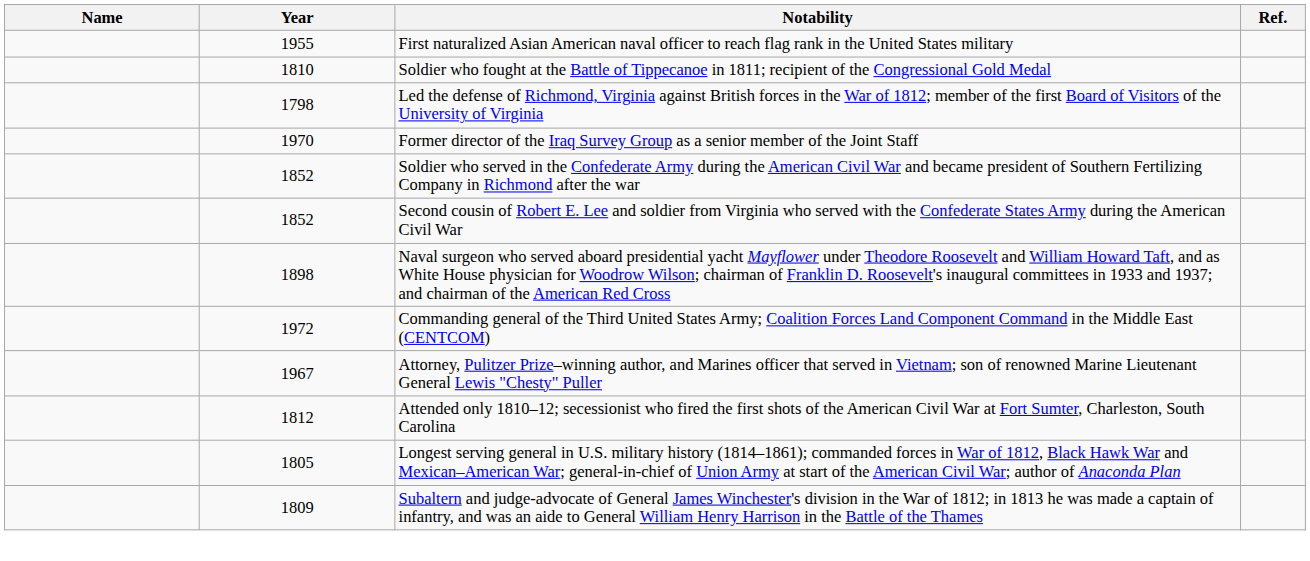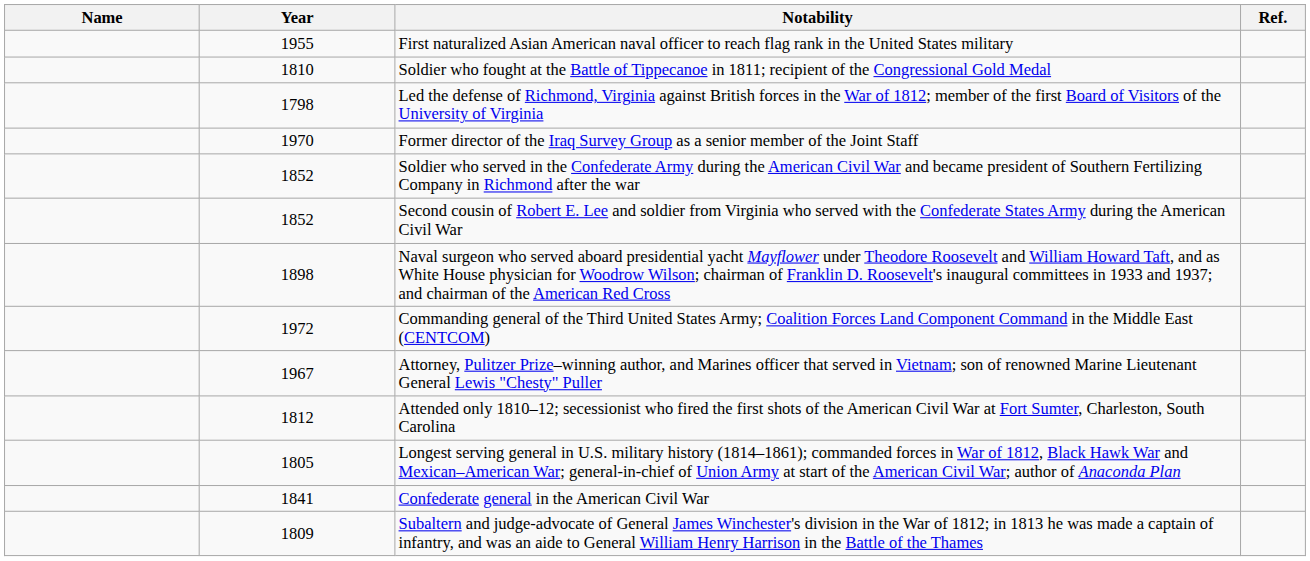+ row: (554, 498)
